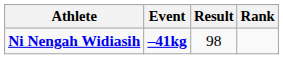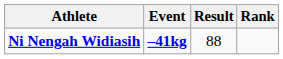(214, 41) 98 -> (214, 41) 88
